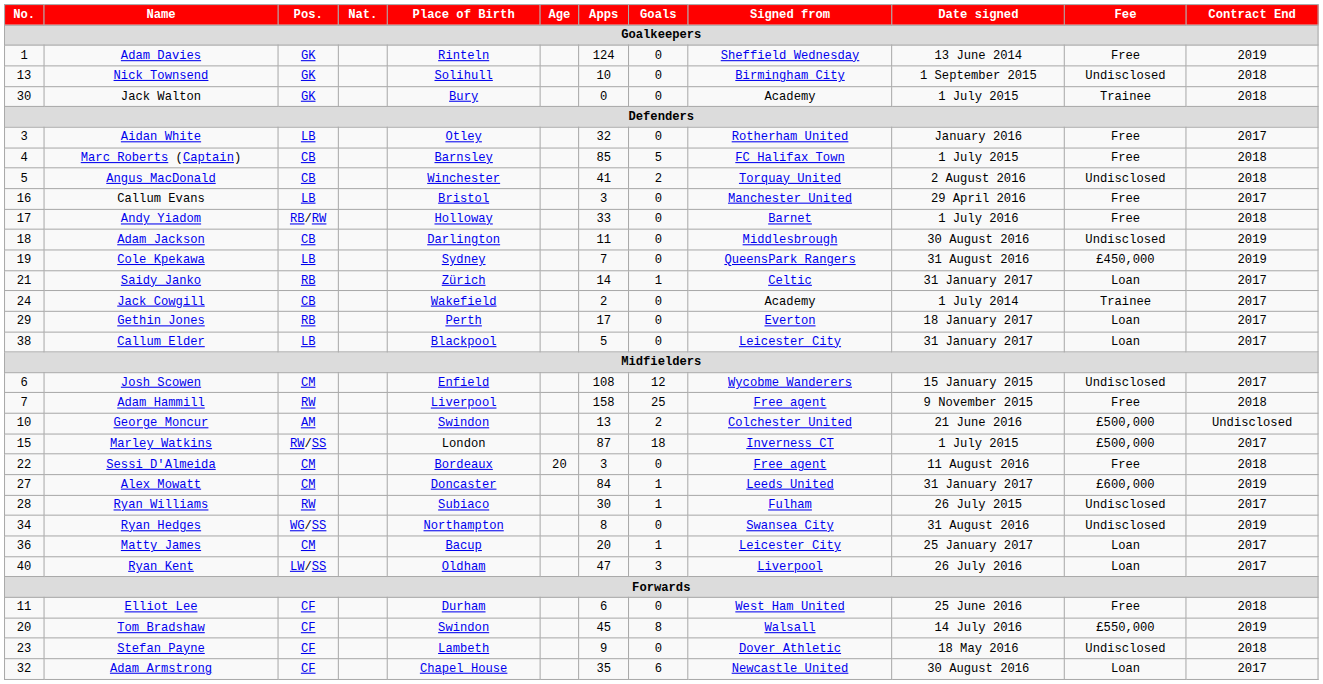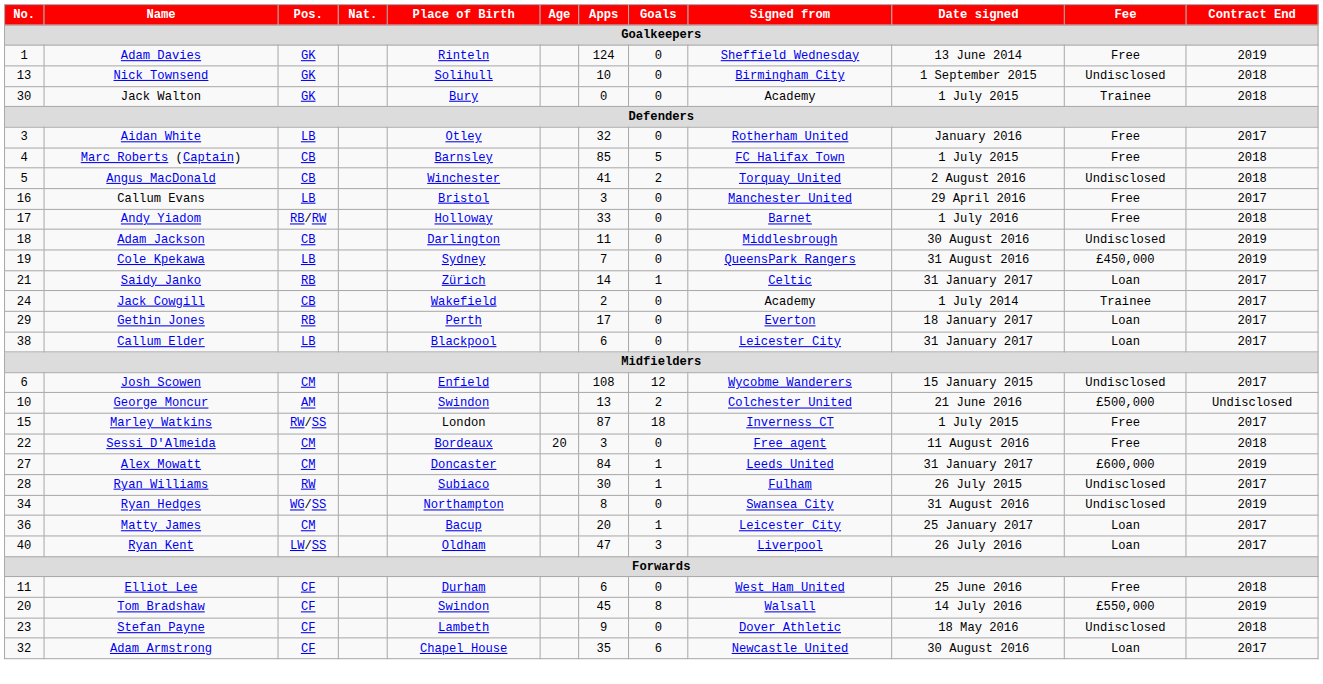(604, 342) 5 -> (604, 342) 6
- row: (161, 403)
(1125, 444) £500,000 -> (1125, 423) Free
